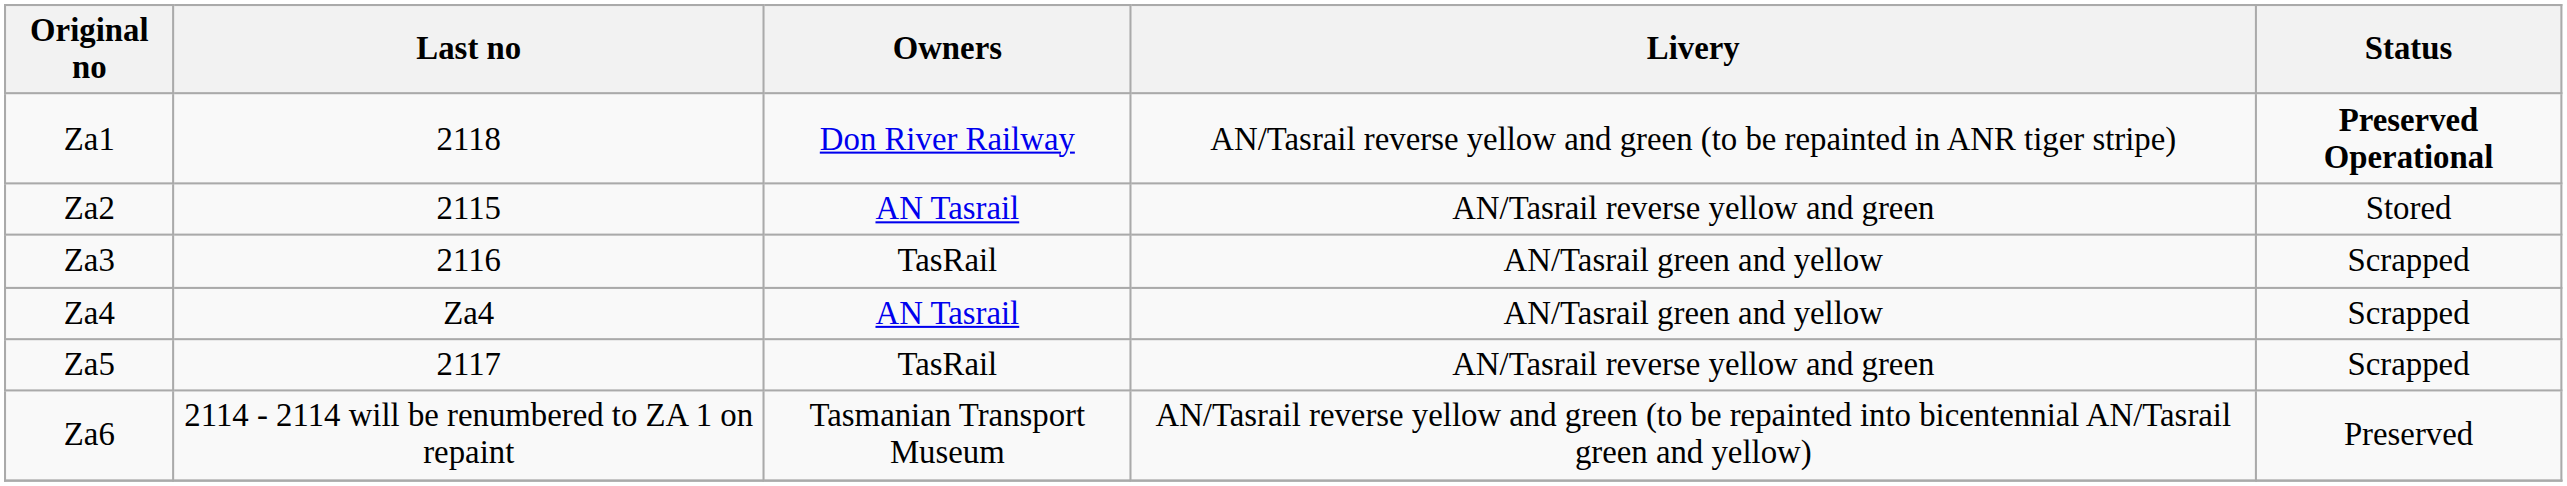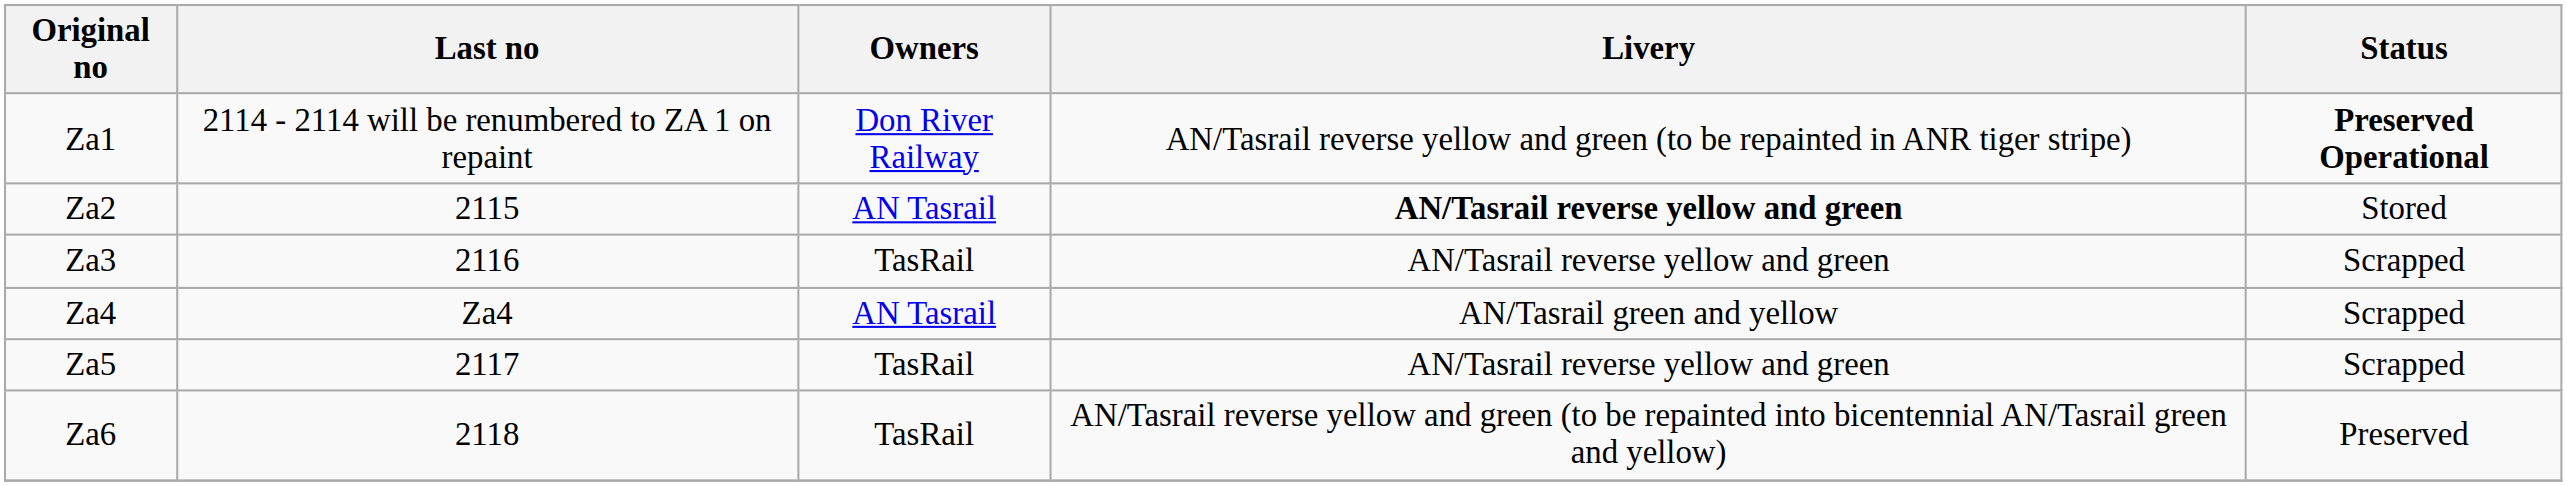(469, 137) 2118 -> (487, 137) 2114 - 2114 will be renumbered to ZA 1 on repaint
(1693, 208) normal -> (1649, 208) bold
(1693, 260) AN/Tasrail green and yellow -> (1649, 260) AN/Tasrail reverse yellow and green
(469, 434) 2114 - 2114 will be renumbered to ZA 1 on repaint -> (487, 434) 2118
(947, 434) Tasmanian Transport Museum -> (924, 434) TasRail
